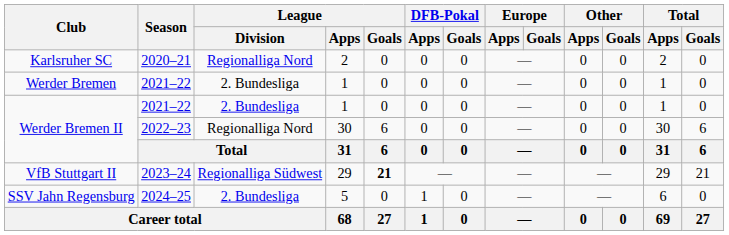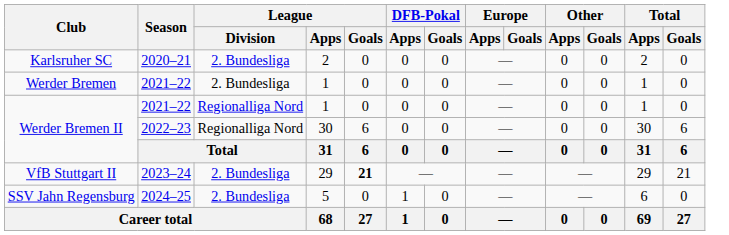(260, 60) Regionalliga Nord -> (250, 60) 2. Bundesliga
(260, 106) 2. Bundesliga -> (250, 106) Regionalliga Nord
(260, 173) Regionalliga Südwest -> (250, 173) 2. Bundesliga
